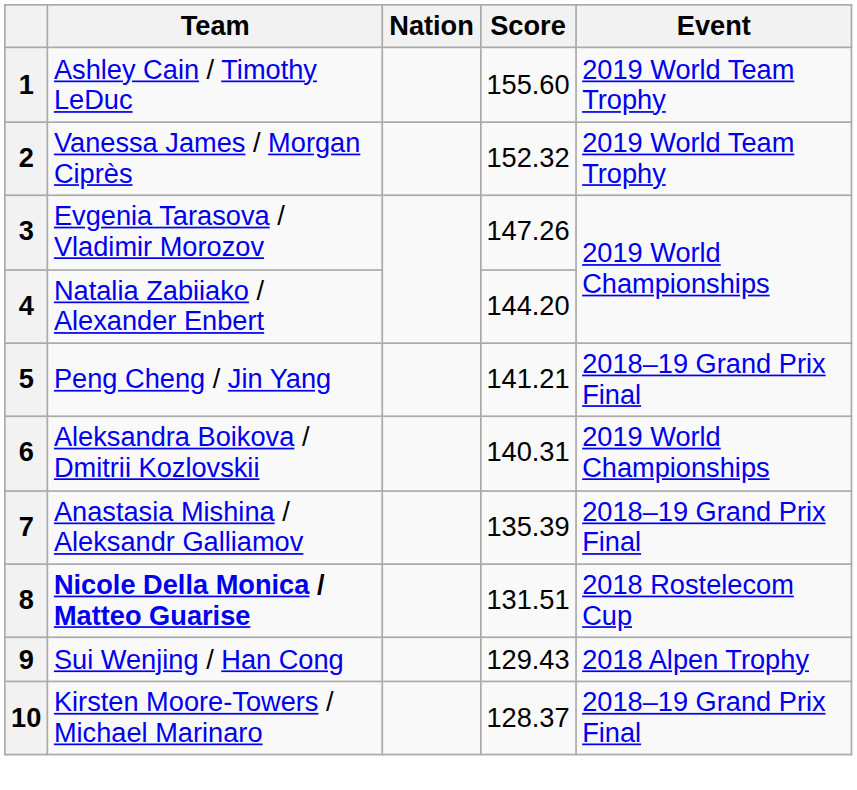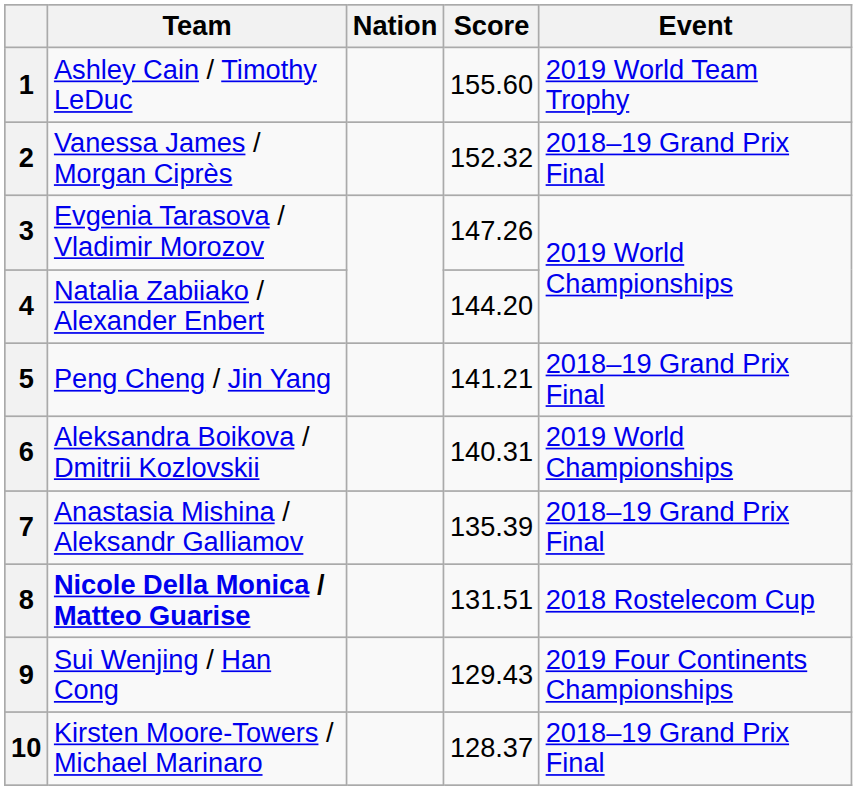(688, 158) 2019 World Team Trophy -> (667, 158) 2018–19 Grand Prix Final
(696, 659) 2018 Alpen Trophy -> (676, 674) 2019 Four Continents Championships
